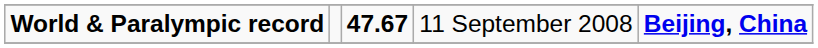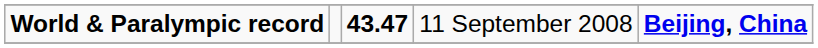(377, 23) 47.67 -> (377, 23) 43.47
